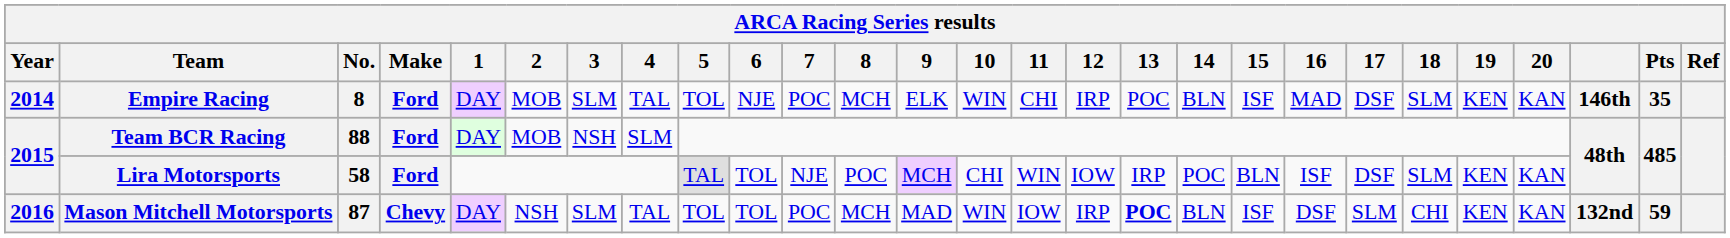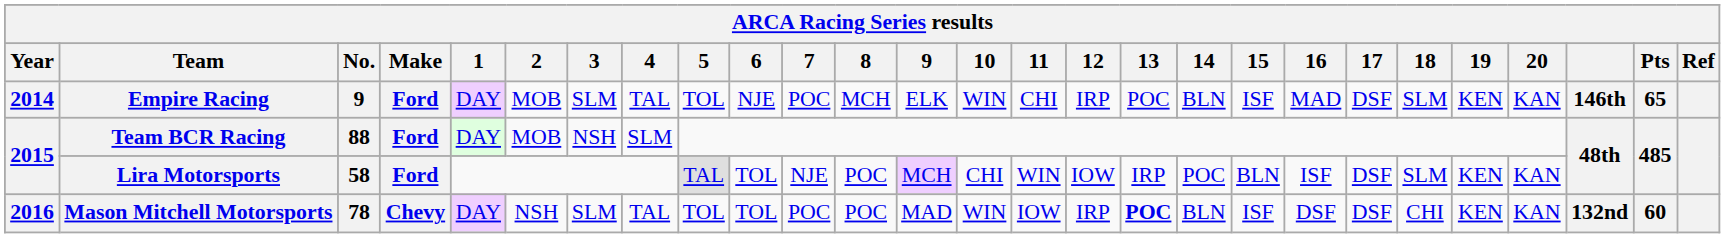(359, 99) 8 -> (359, 99) 9
(1660, 99) 35 -> (1655, 99) 65
(359, 212) 87 -> (359, 212) 78
(866, 212) MCH -> (866, 212) POC
(1374, 212) SLM -> (1372, 212) DSF
(1660, 212) 59 -> (1655, 212) 60
